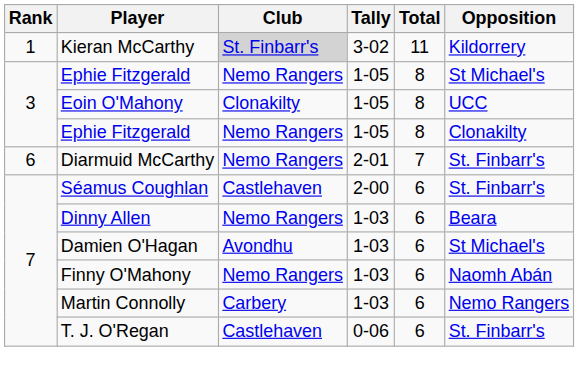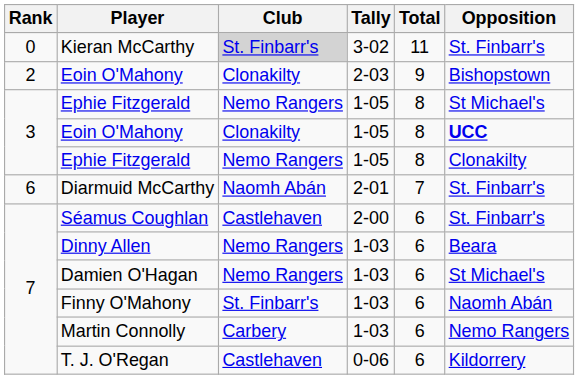(31, 47) 1 -> (31, 47) 0
(487, 47) Kildorrery -> (497, 47) St. Finbarr's
+ row: (122, 75)
(468, 103) normal -> (468, 132) bold
(283, 160) Nemo Rangers -> (274, 189) Naomh Abán
(258, 246) Avondhu -> (283, 274) Nemo Rangers
(283, 274) Nemo Rangers -> (270, 302) St. Finbarr's
(497, 331) St. Finbarr's -> (487, 359) Kildorrery
